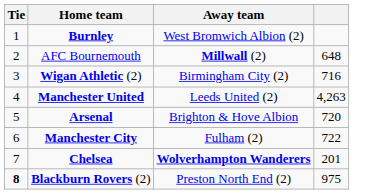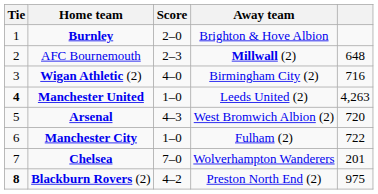+ column: (172, 14)
(234, 35) West Bromwich Albion (2) -> (264, 35) Brighton & Hove Albion
(16, 96) normal -> (16, 96) bold
(234, 117) Brighton & Hove Albion -> (264, 117) West Bromwich Albion (2)
(234, 158) bold -> (264, 158) normal
